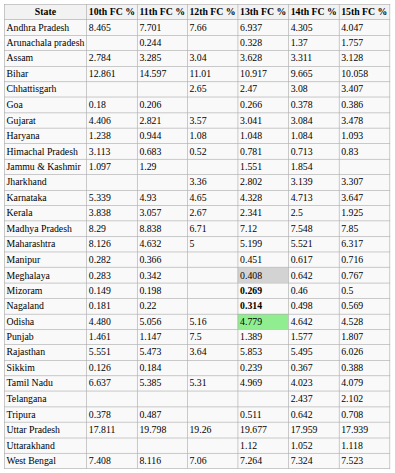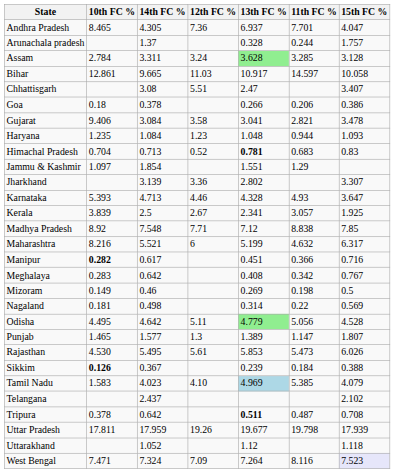columns swapped: (162, 12) <-> (314, 12)
(198, 27) 7.66 -> (199, 27) 7.36
(198, 58) 3.04 -> (199, 58) 3.24
(251, 58) no background -> (252, 58) lightgreen background
(200, 74) 11.01 -> (201, 74) 11.03
(198, 89) 2.65 -> (199, 89) 5.51
(100, 120) 4.406 -> (100, 120) 9.406
(198, 120) 3.57 -> (199, 120) 3.58
(100, 136) 1.238 -> (100, 136) 1.235
(198, 136) 1.08 -> (199, 136) 1.23
(100, 151) 3.113 -> (100, 151) 0.704
(251, 151) normal -> (252, 151) bold
(100, 197) 5.339 -> (100, 197) 5.393
(198, 197) 4.65 -> (199, 197) 4.46
(100, 213) 3.838 -> (100, 213) 3.839
(97, 228) 8.29 -> (97, 228) 8.92
(198, 228) 6.71 -> (199, 228) 7.71
(100, 244) 8.126 -> (100, 244) 8.216
(192, 244) 5 -> (192, 244) 6
(100, 259) normal -> (100, 259) bold
(251, 275) lightgrey background -> (252, 275) no background
(251, 290) bold -> (252, 290) normal
(251, 306) bold -> (252, 306) normal
(100, 321) 4.480 -> (100, 321) 4.495
(198, 321) 5.16 -> (198, 321) 5.11
(100, 337) 1.461 -> (100, 337) 1.465
(196, 337) 7.5 -> (196, 337) 1.3
(100, 352) 5.551 -> (100, 352) 4.530
(198, 352) 3.64 -> (199, 352) 5.61
(100, 368) normal -> (100, 368) bold
(100, 383) 6.637 -> (100, 383) 1.583
(198, 383) 5.31 -> (199, 383) 4.10
(251, 383) no background -> (252, 383) lightblue background
(251, 414) normal -> (251, 414) bold
(100, 461) 7.408 -> (100, 461) 7.471
(198, 461) 7.06 -> (199, 461) 7.09
(352, 461) no background -> (352, 461) lavender background
